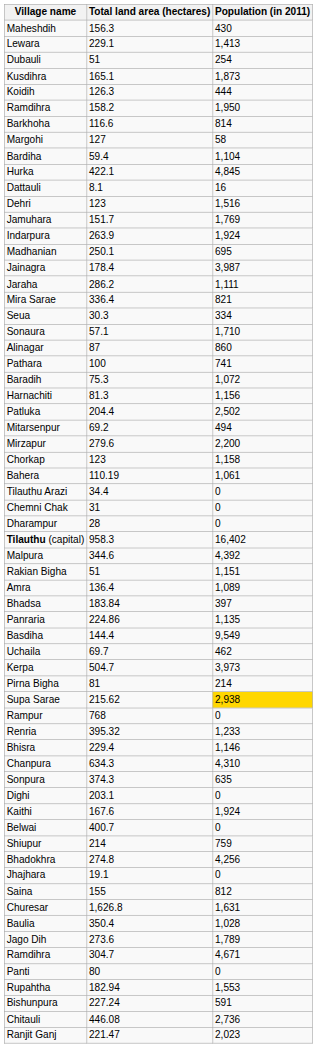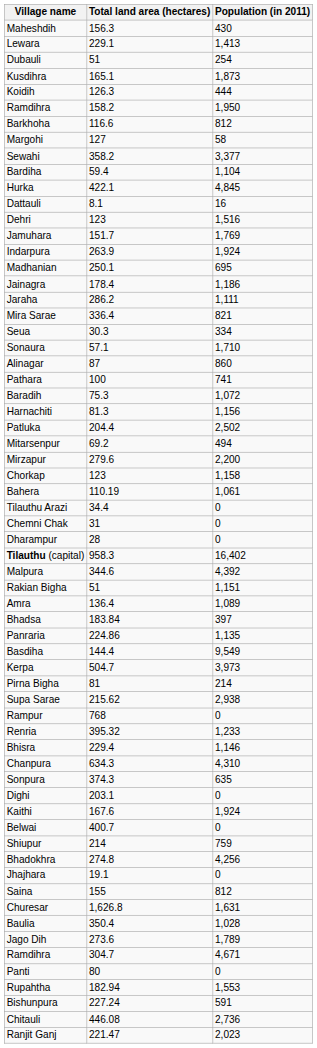(223, 124) 814 -> (223, 124) 812
+ row: (23, 156)
(228, 268) 3,987 -> (228, 284) 1,186
- row: (23, 651)
(228, 699) gold background -> (228, 699) no background
